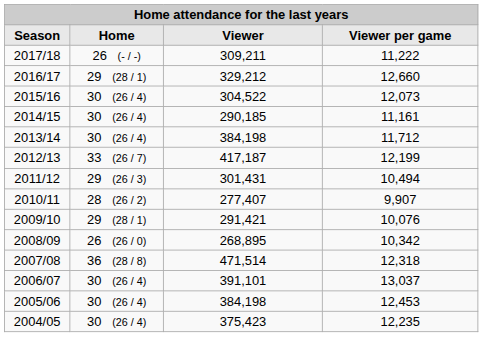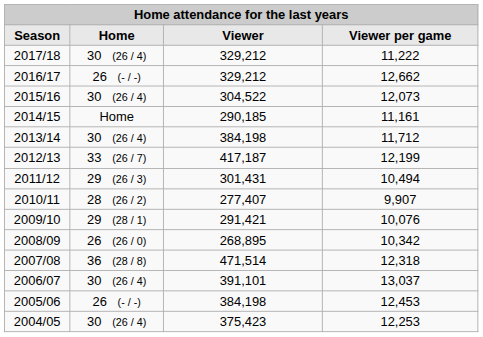(117, 56) 26 (- / -) -> (117, 56) 30 (26 / 4)
(243, 56) 309,211 -> (243, 56) 329,212
(117, 76) 29 (28 / 1) -> (117, 76) 26 (- / -)
(400, 76) 12,660 -> (400, 76) 12,662
(117, 117) 30 (26 / 4) -> (117, 117) Home
(117, 301) 30 (26 / 4) -> (117, 301) 26 (- / -)
(400, 322) 12,235 -> (400, 322) 12,253
